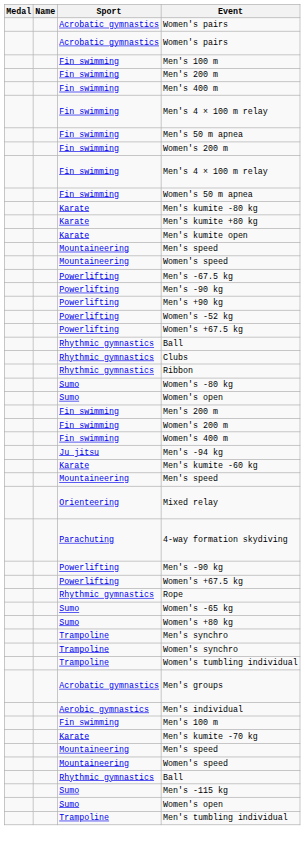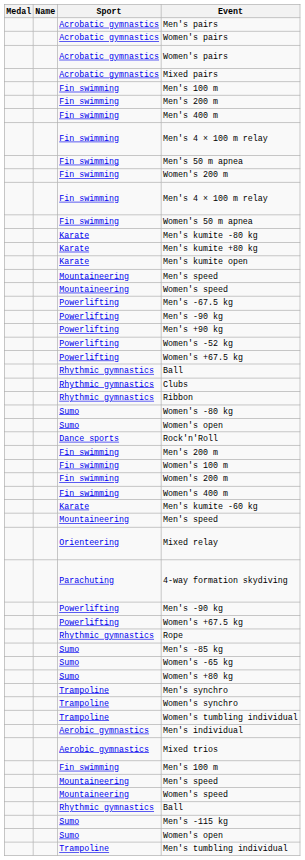+ row: (109, 25)
+ row: (109, 75)
+ row: (89, 439)
+ row: (89, 466)
- row: (79, 452)
+ row: (69, 649)
- row: (109, 686)
+ row: (104, 749)
- row: (74, 736)
